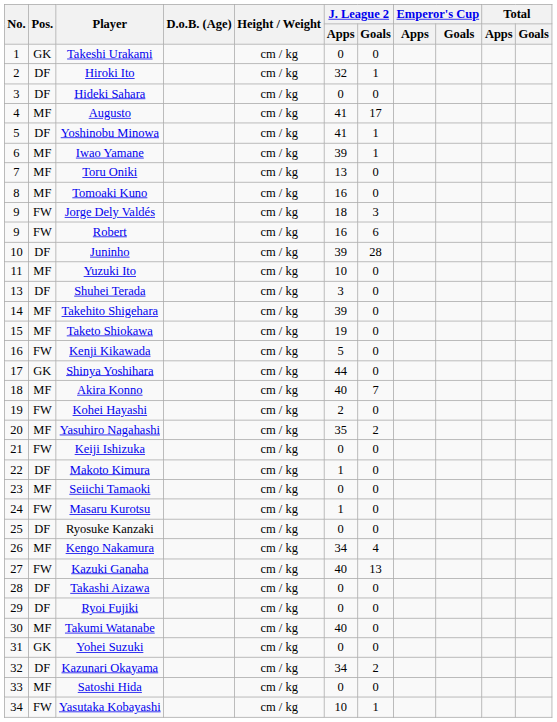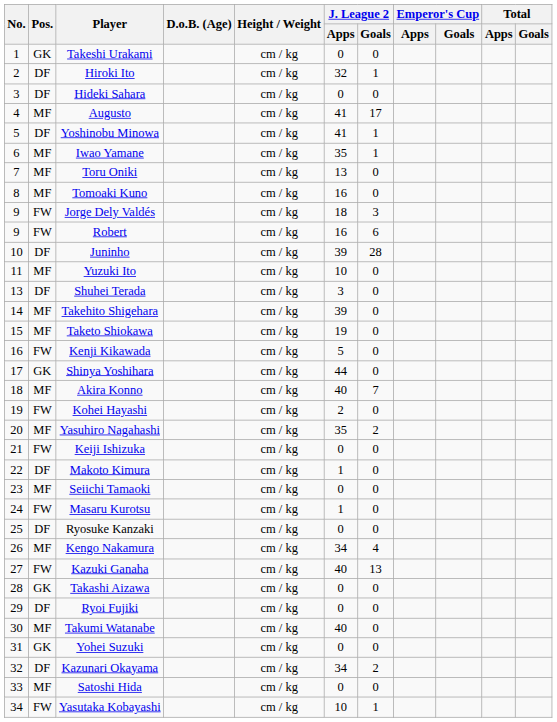(341, 152) 39 -> (341, 152) 35
(42, 588) DF -> (42, 588) GK
